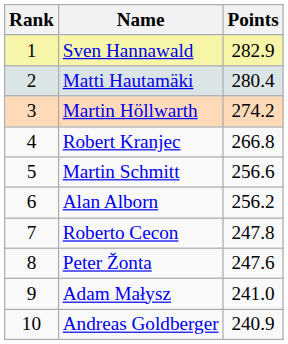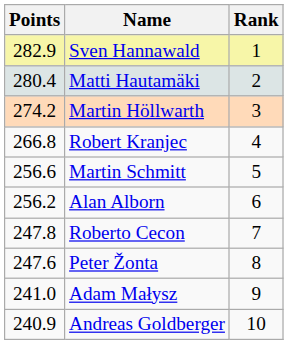columns swapped: (31, 19) <-> (253, 19)
